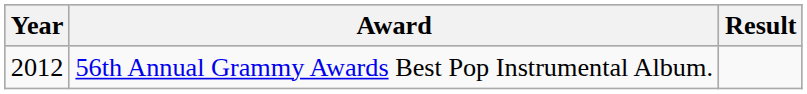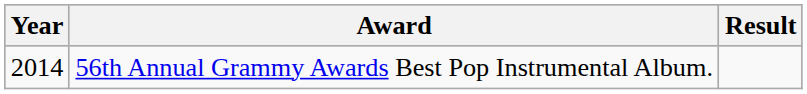(37, 66) 2012 -> (37, 66) 2014
